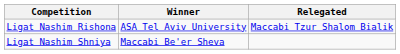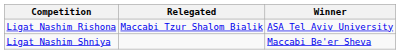columns swapped: (183, 12) <-> (322, 12)
